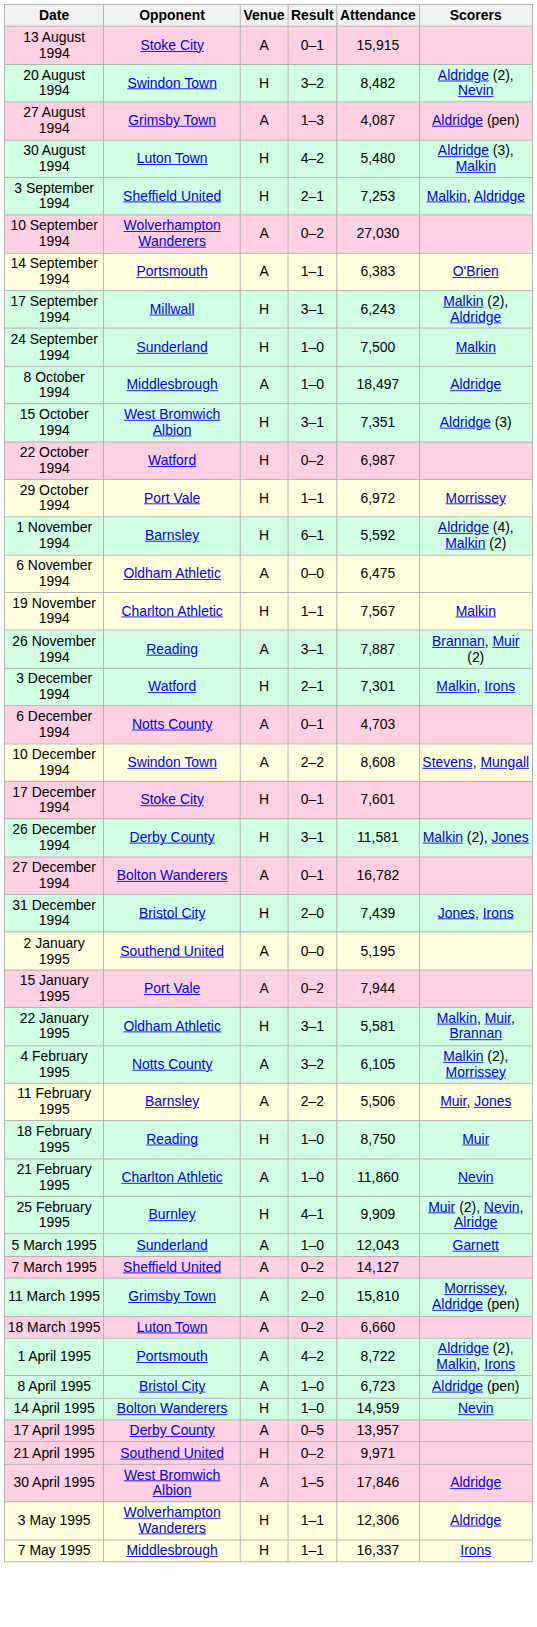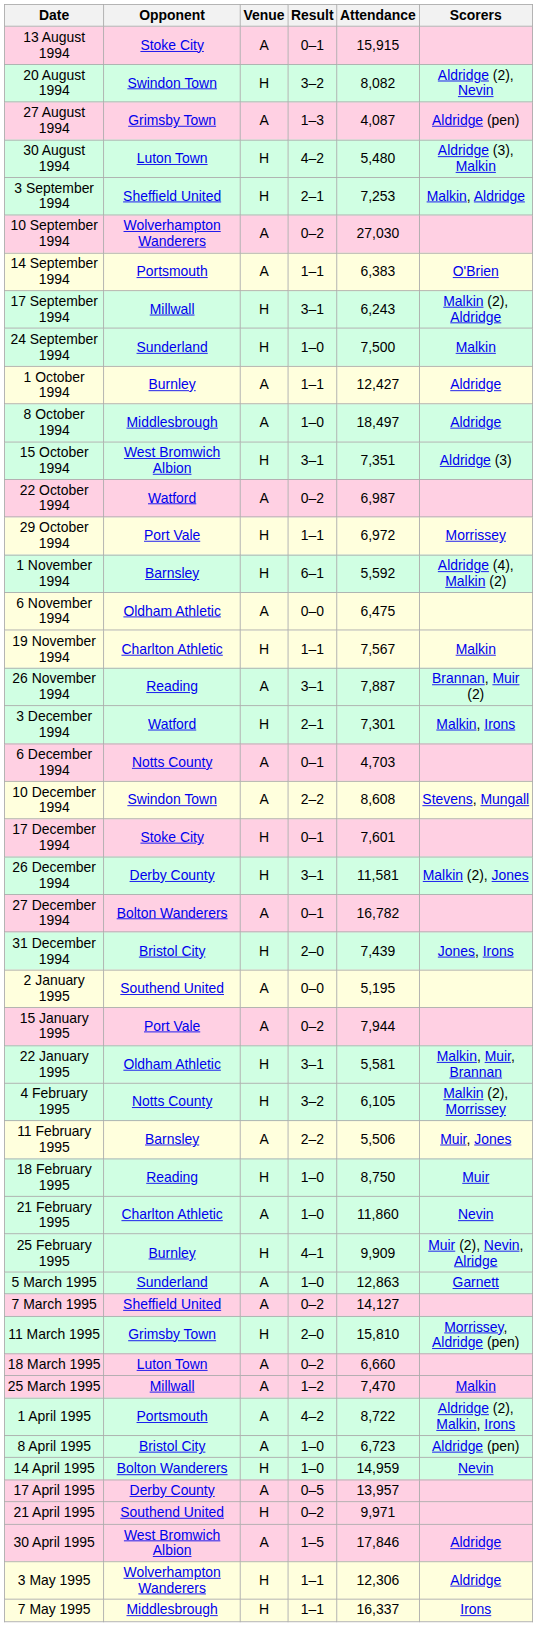(378, 83) 8,482 -> (378, 83) 8,082
+ row: (54, 385)
(264, 460) H -> (264, 498) A
(264, 1064) A -> (264, 1102) H
(378, 1245) 12,043 -> (378, 1282) 12,863
(264, 1297) A -> (264, 1334) H
+ row: (54, 1386)
